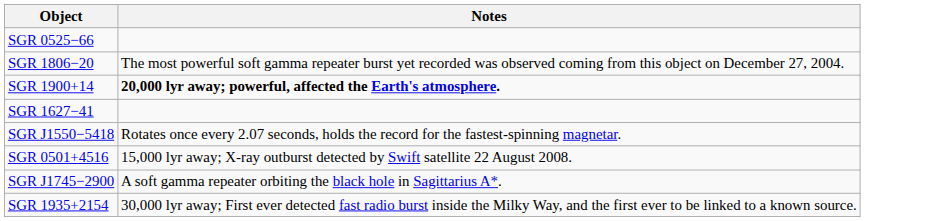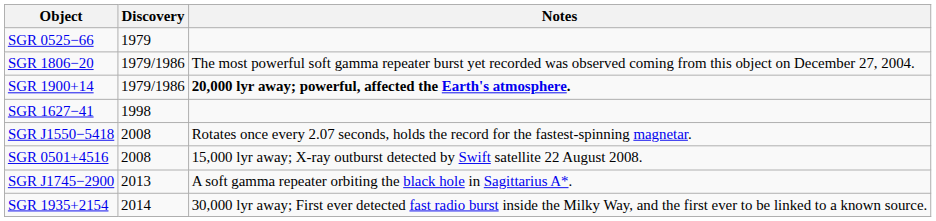+ column: (153, 16)
